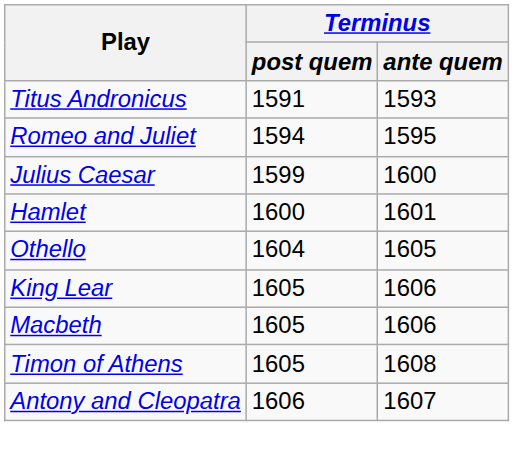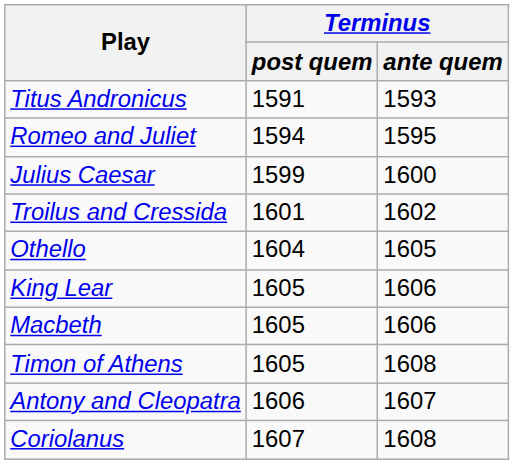- row: (48, 212)
+ row: (119, 212)
+ row: (67, 439)
